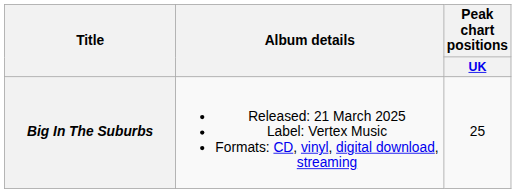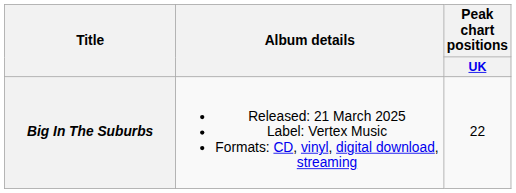(477, 132) 25 -> (477, 132) 22
